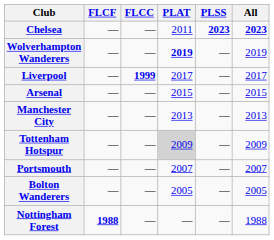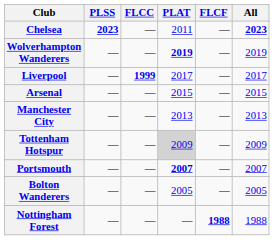columns swapped: (102, 13) <-> (214, 13)
(182, 168) normal -> (182, 168) bold
